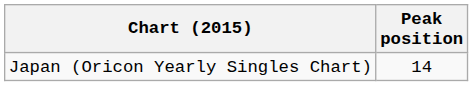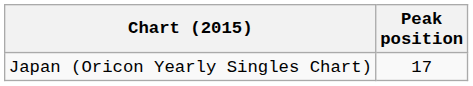(422, 67) 14 -> (422, 67) 17
